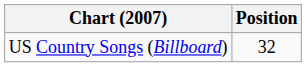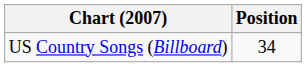(267, 47) 32 -> (267, 47) 34
